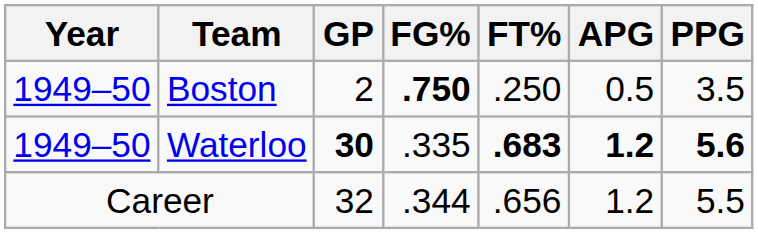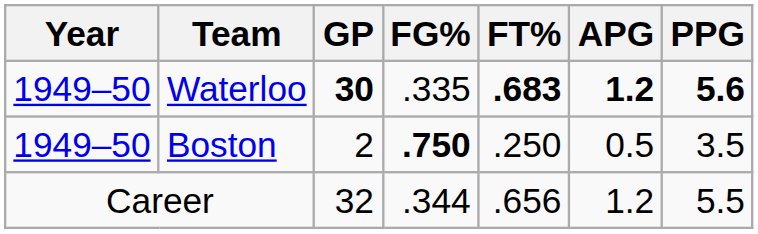rows swapped: (222, 89) <-> (237, 145)
